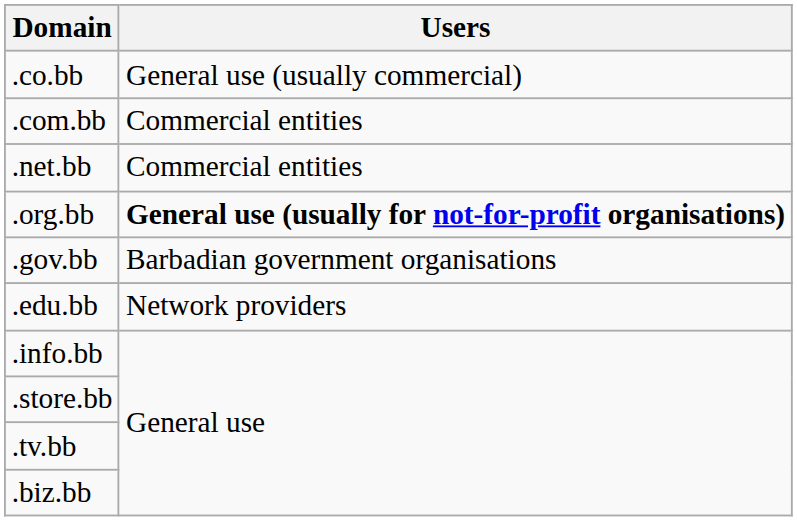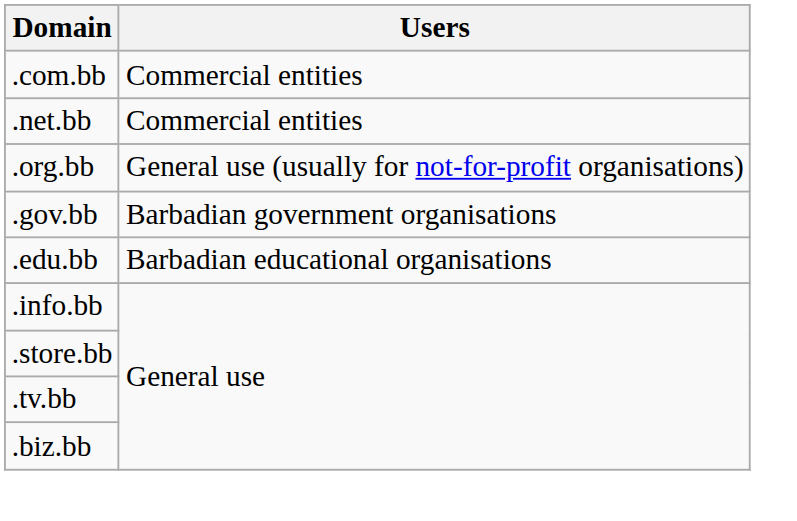- row: (47, 74)
(456, 213) bold -> (435, 167) normal
(236, 306) Network providers -> (339, 259) Barbadian educational organisations
